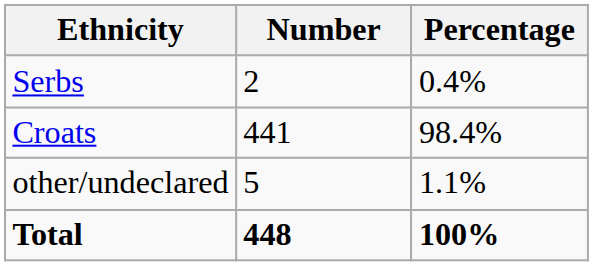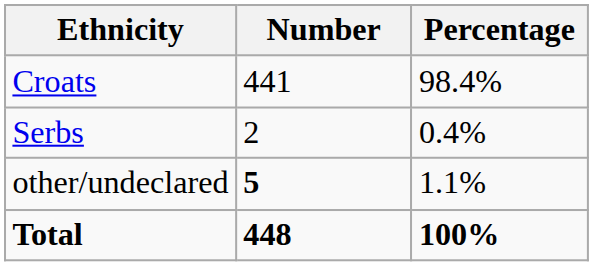rows swapped: (54, 132) <-> (48, 81)
(251, 183) normal -> (251, 183) bold
